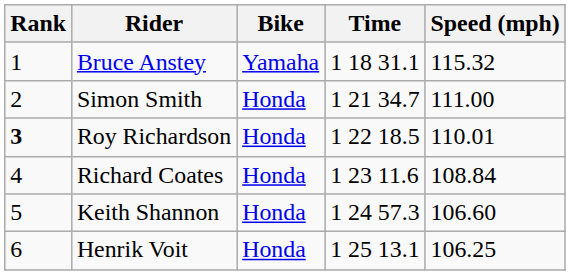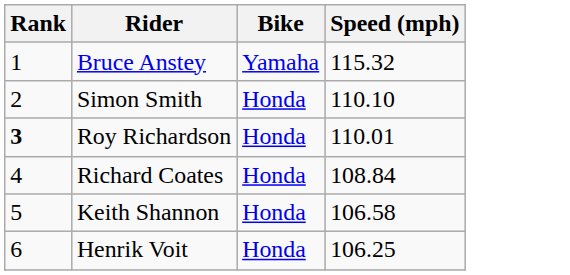- column: (375, 23)
(462, 99) 111.00 -> (363, 99) 110.10
(463, 212) 106.60 -> (363, 212) 106.58
